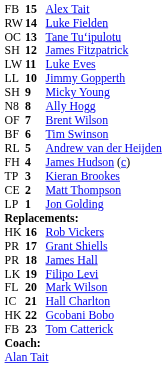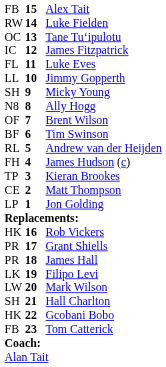(12, 50) SH -> (10, 50) IC
(13, 64) LW -> (11, 64) FL
(11, 287) FL -> (13, 287) LW
(10, 301) IC -> (12, 301) SH
